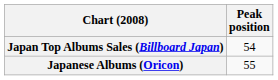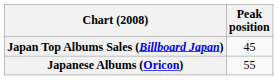(249, 46) 54 -> (249, 46) 45
